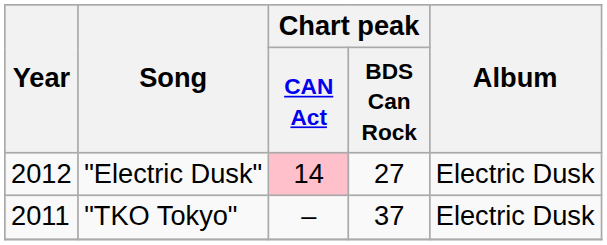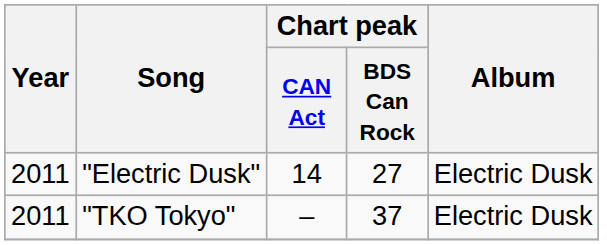(41, 173) 2012 -> (40, 173) 2011
(309, 173) pink background -> (307, 173) no background
